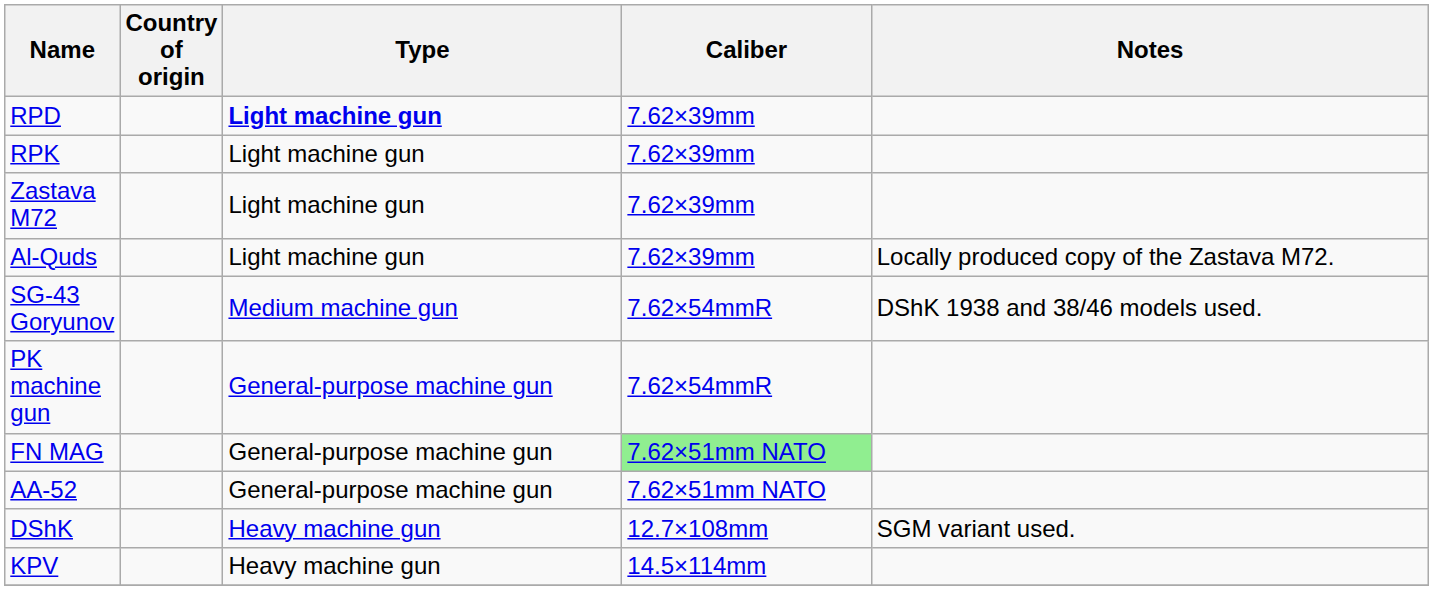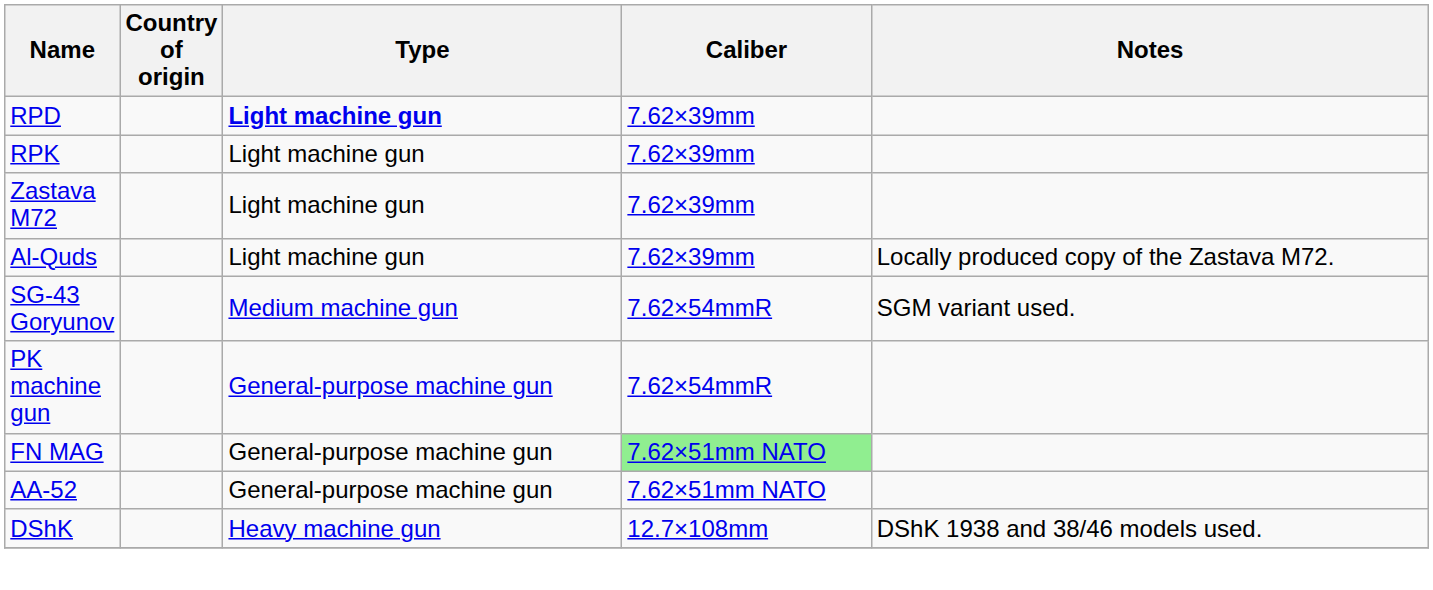(1070, 308) DShK 1938 and 38/46 models used. -> (976, 308) SGM variant used.
(976, 528) SGM variant used. -> (1070, 528) DShK 1938 and 38/46 models used.
- row: (34, 566)
